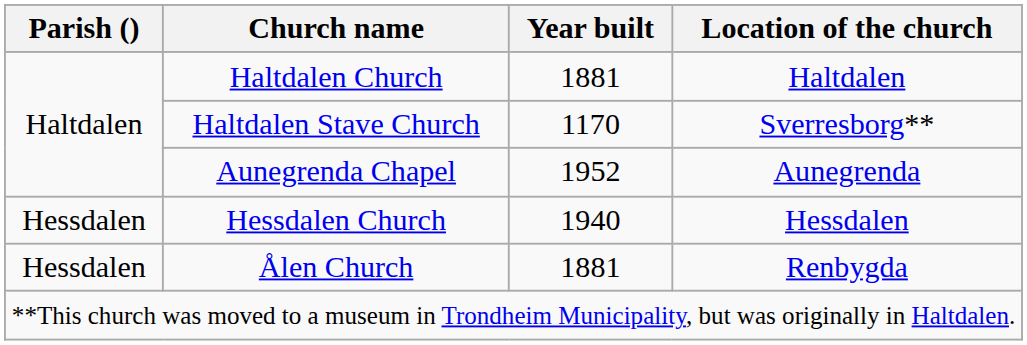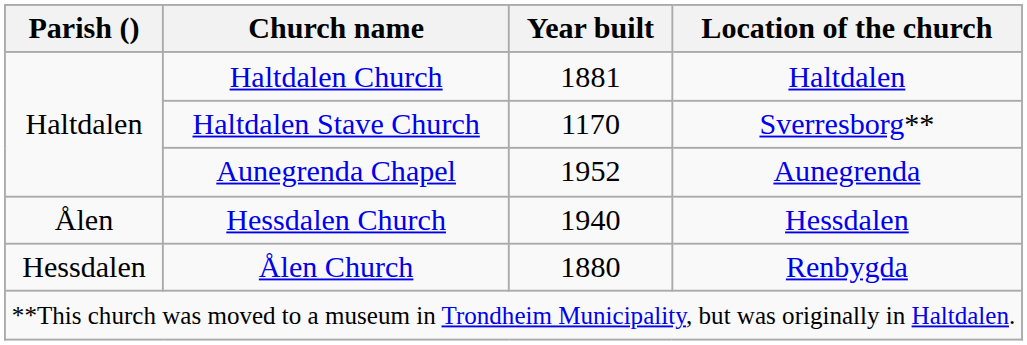(84, 219) Hessdalen -> (84, 219) Ålen
(590, 266) 1881 -> (590, 266) 1880
